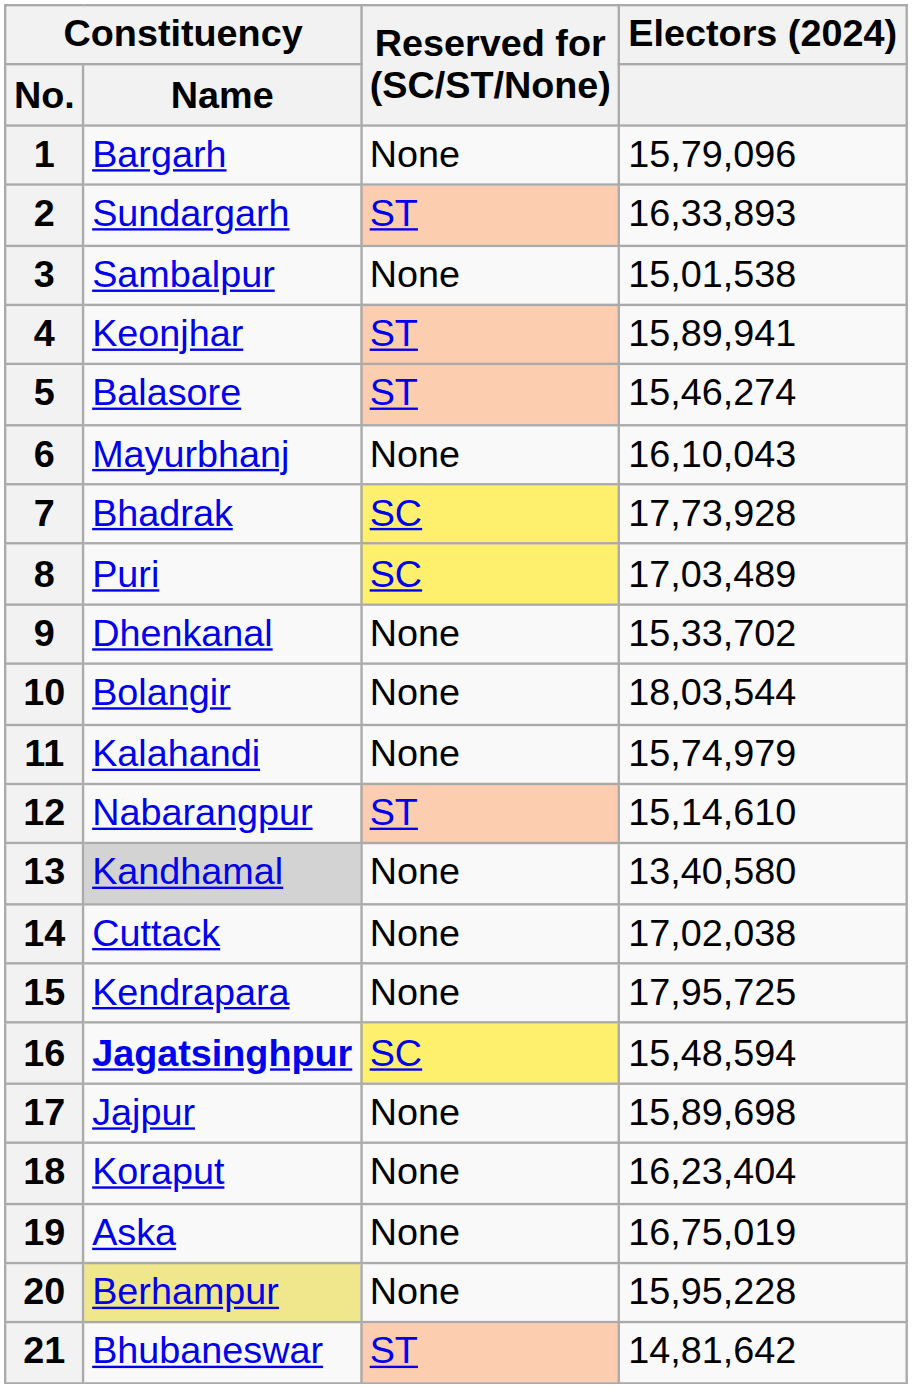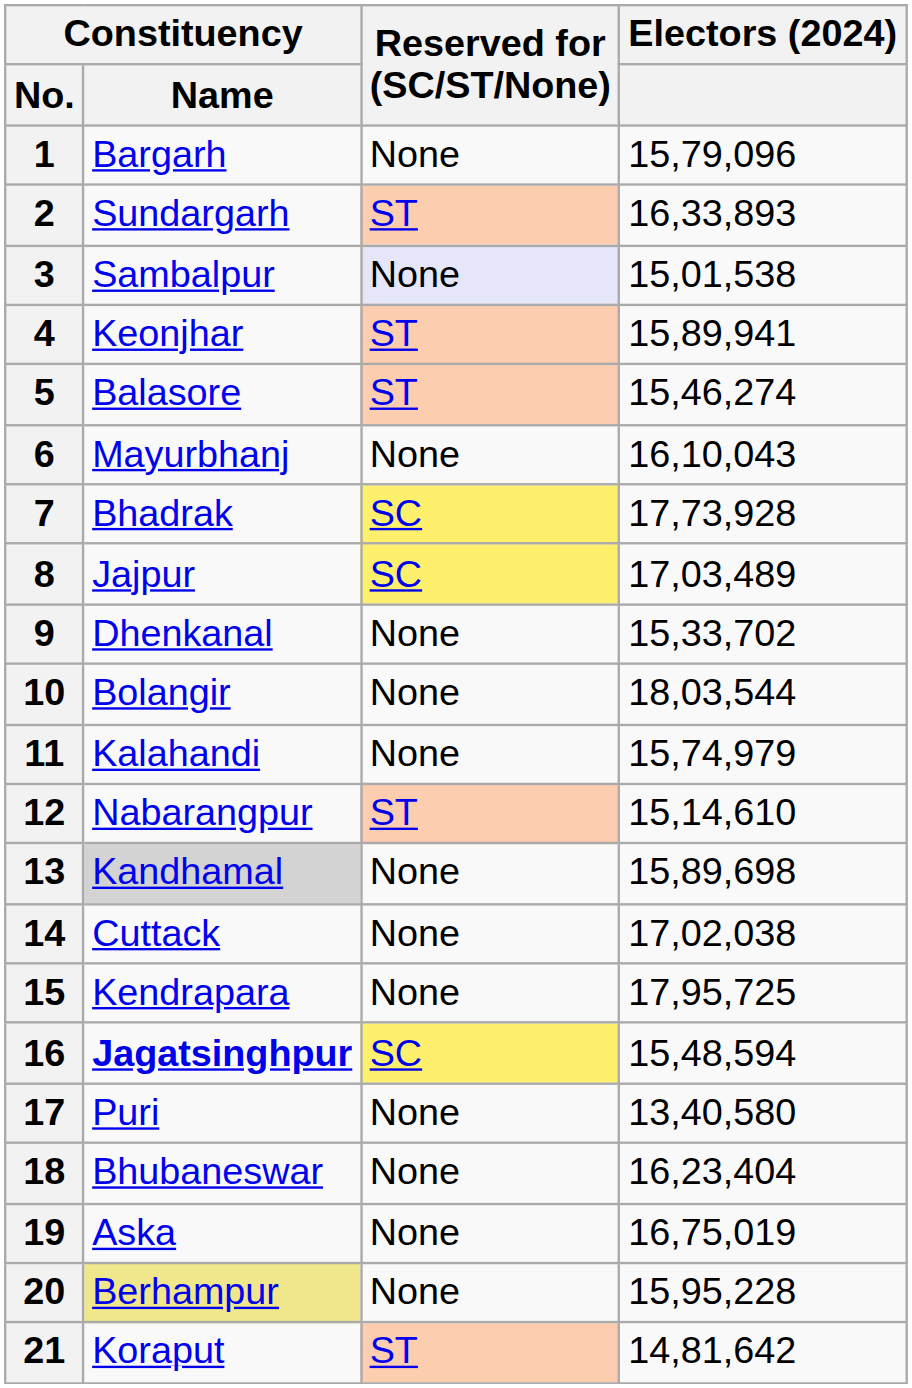(415, 273) no background -> (415, 273) lavender background
(126, 573) Puri -> (144, 573) Jajpur
(712, 872) 13,40,580 -> (712, 872) 15,89,698
(144, 1112) Jajpur -> (126, 1112) Puri
(712, 1112) 15,89,698 -> (712, 1112) 13,40,580
(158, 1172) Koraput -> (208, 1172) Bhubaneswar
(208, 1351) Bhubaneswar -> (158, 1351) Koraput
